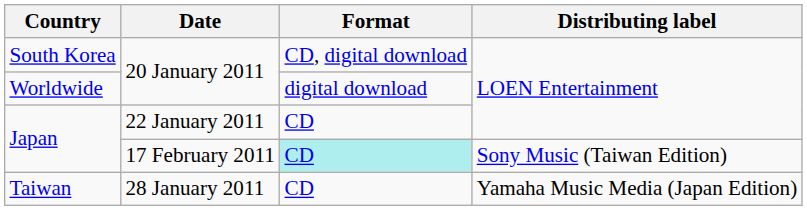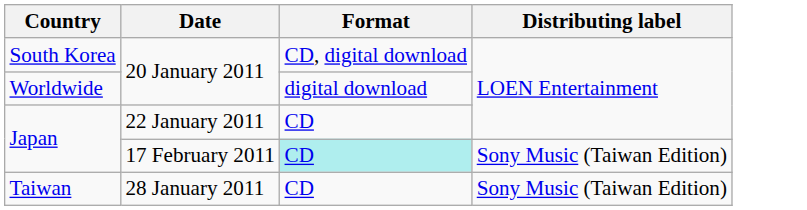(637, 188) Yamaha Music Media (Japan Edition) -> (602, 188) Sony Music (Taiwan Edition)
